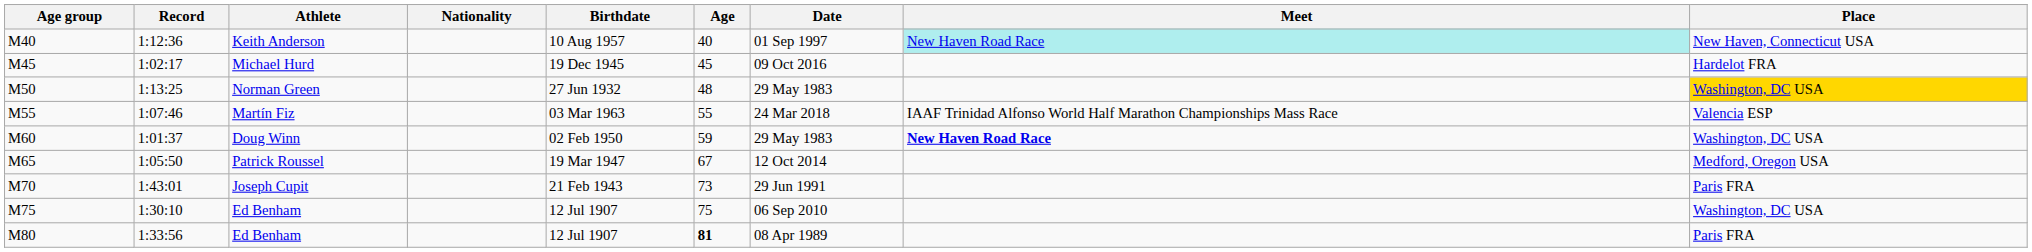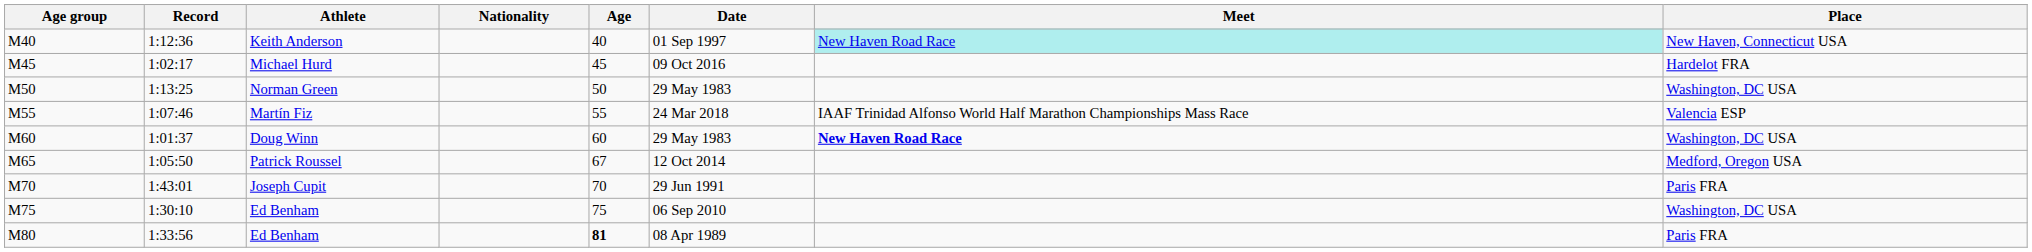- column: (620, 17)
(705, 89) 48 -> (599, 89) 50
(1758, 89) gold background -> (1732, 89) no background
(705, 138) 59 -> (599, 138) 60
(705, 186) 73 -> (599, 186) 70
